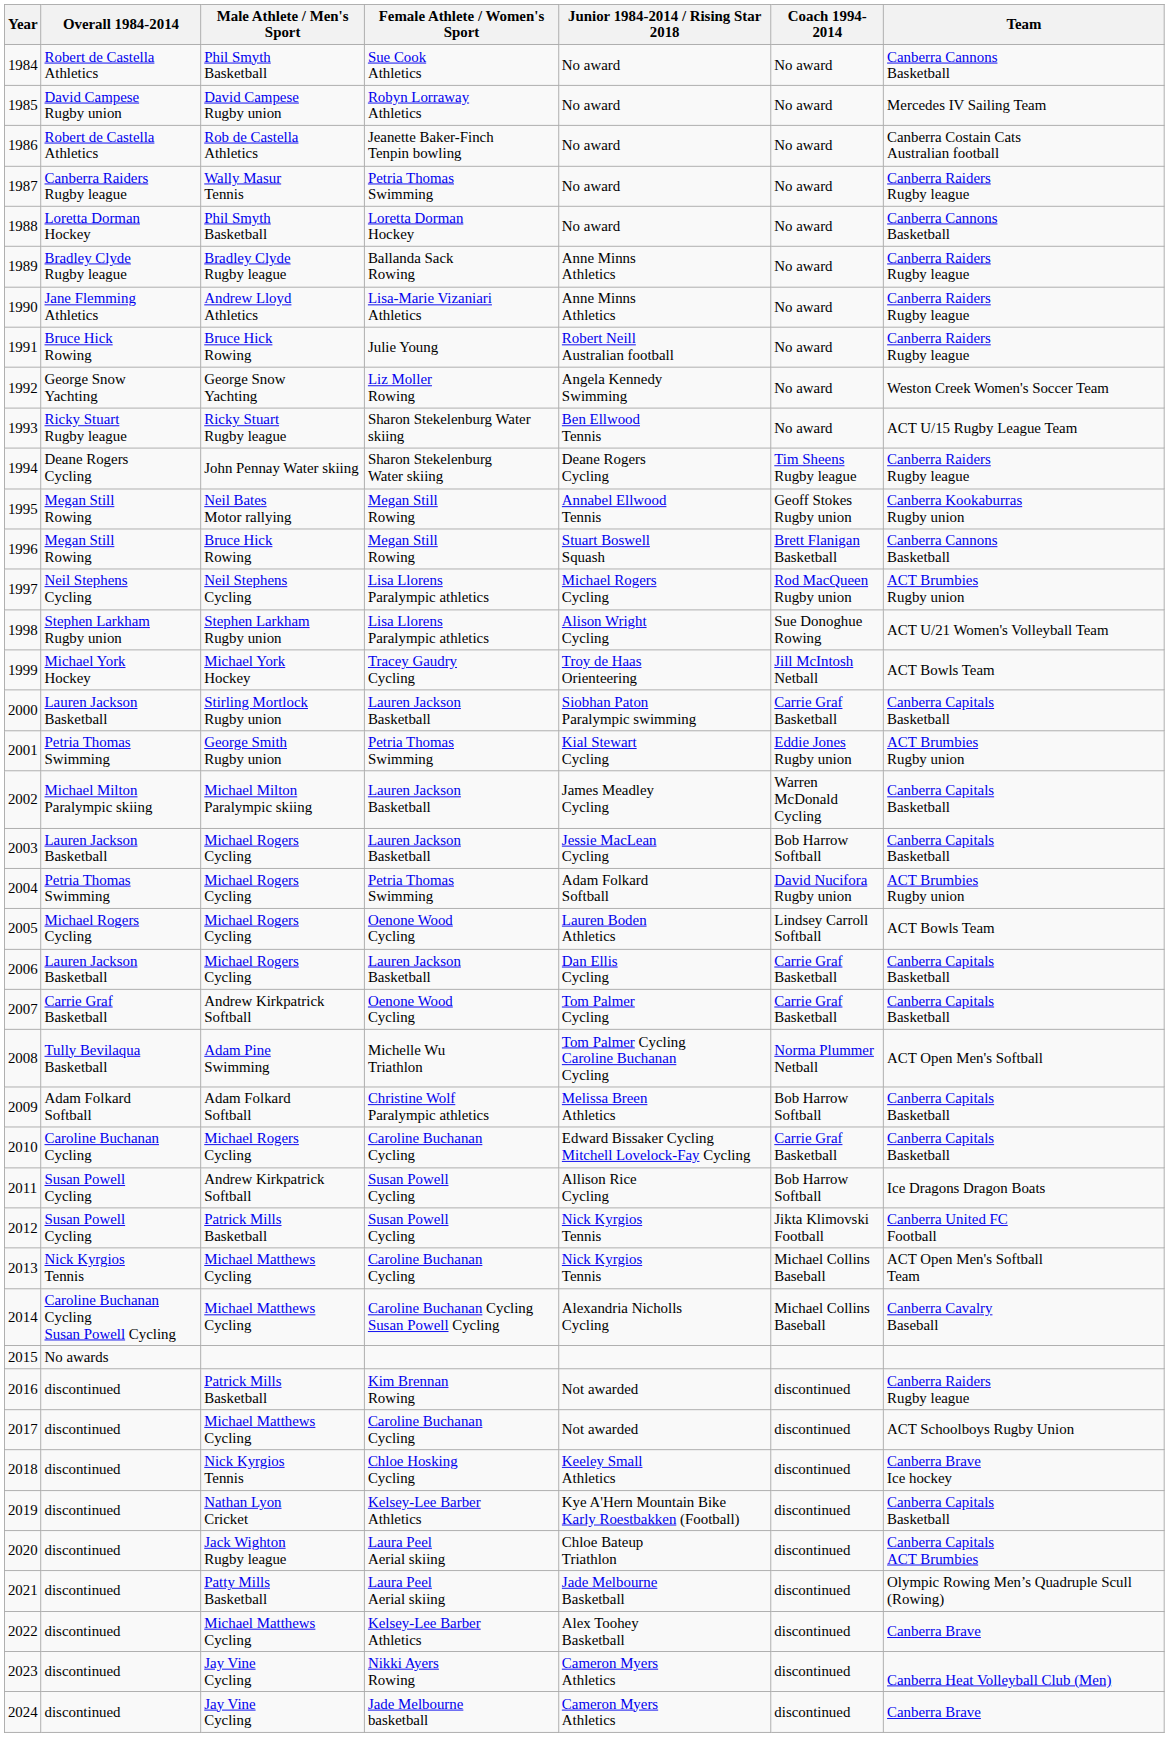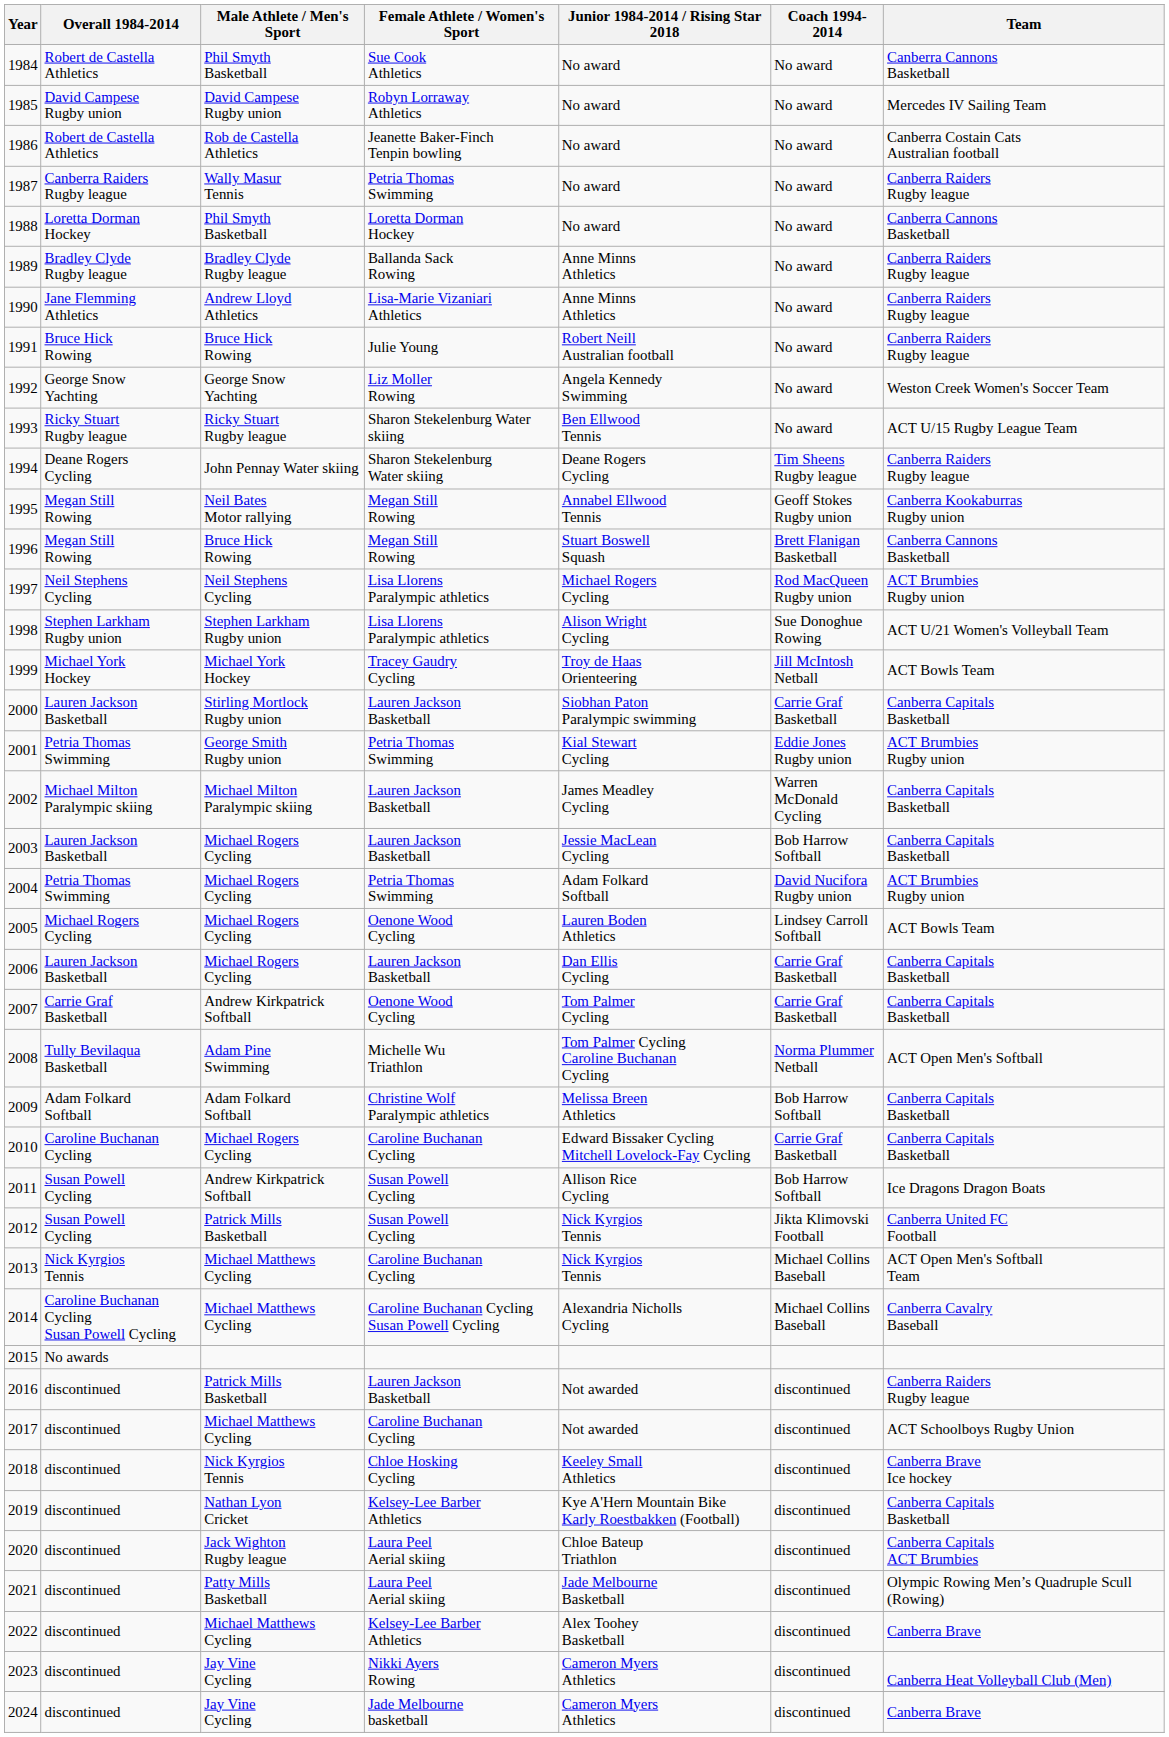(408, 1389) Kim Brennan Rowing -> (414, 1389) Lauren Jackson Basketball
